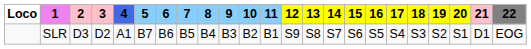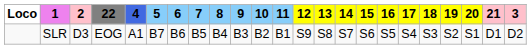columns swapped: (103, 14) <-> (509, 14)
